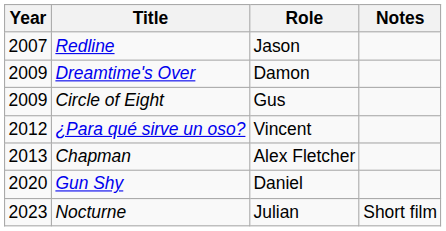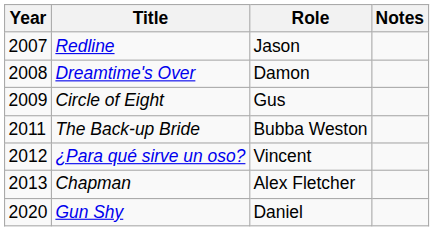(28, 73) 2009 -> (28, 73) 2008
+ row: (128, 128)
- row: (91, 211)
